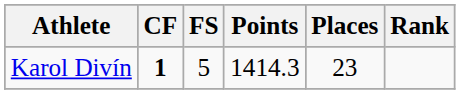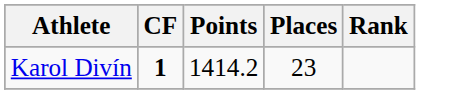- column: (204, 25)
(265, 67) 1414.3 -> (224, 67) 1414.2
